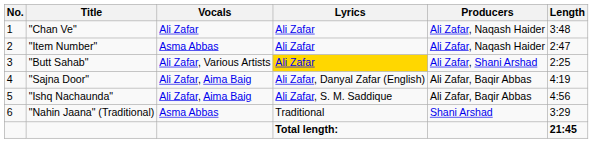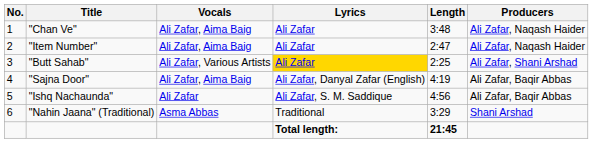columns swapped: (487, 12) <-> (567, 12)
(179, 29) Ali Zafar -> (205, 29) Ali Zafar, Aima Baig
(189, 46) Asma Abbas -> (205, 46) Ali Zafar, Aima Baig
(205, 96) Ali Zafar, Aima Baig -> (179, 96) Ali Zafar
